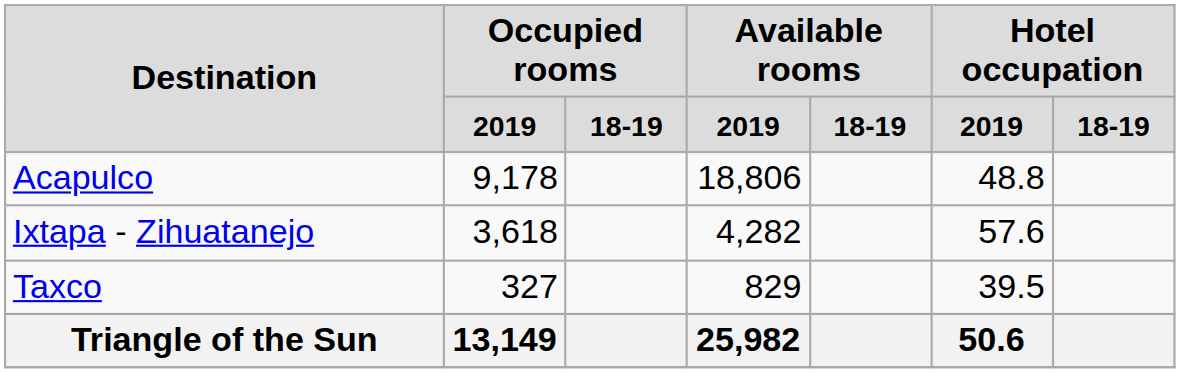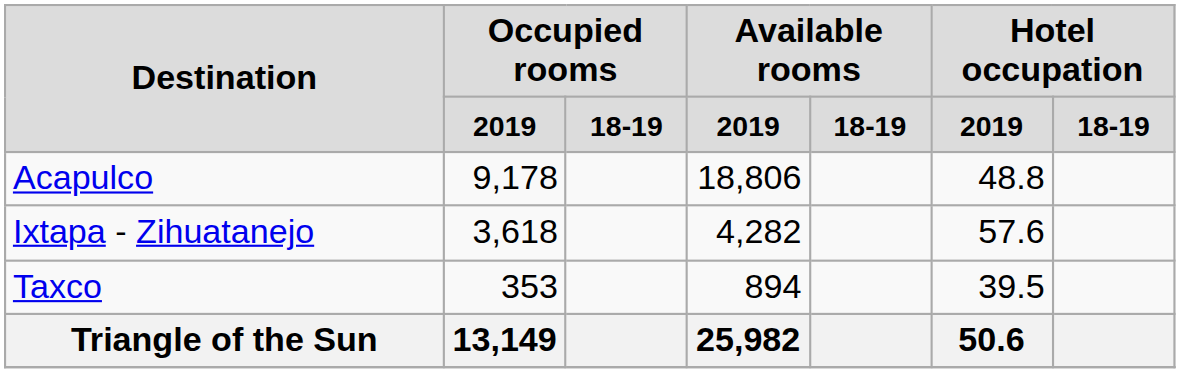(529, 285) 327 -> (529, 285) 353
(773, 285) 829 -> (773, 285) 894
